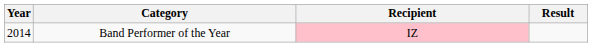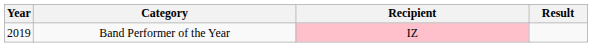(19, 32) 2014 -> (19, 32) 2019
